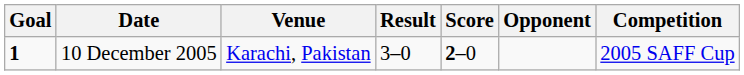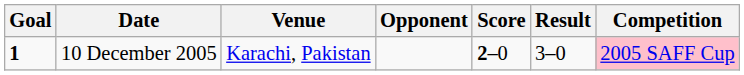columns swapped: (547, 20) <-> (408, 20)
(667, 53) no background -> (667, 53) pink background
